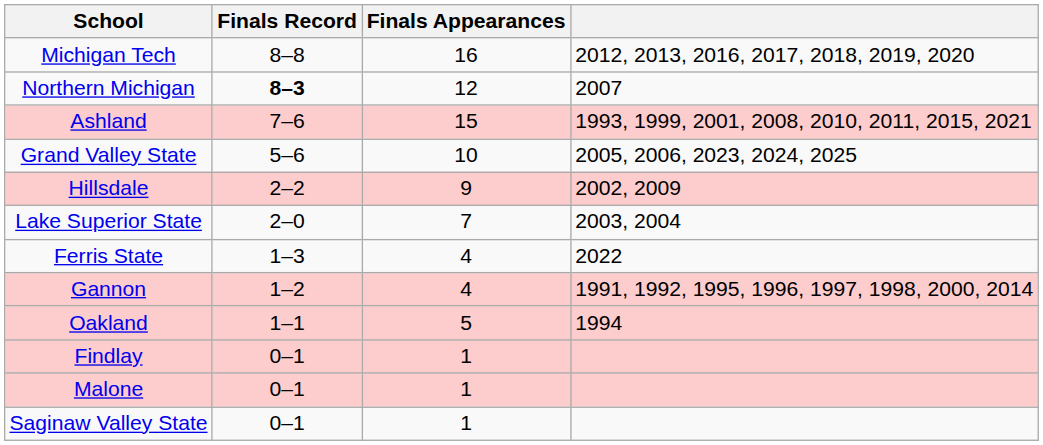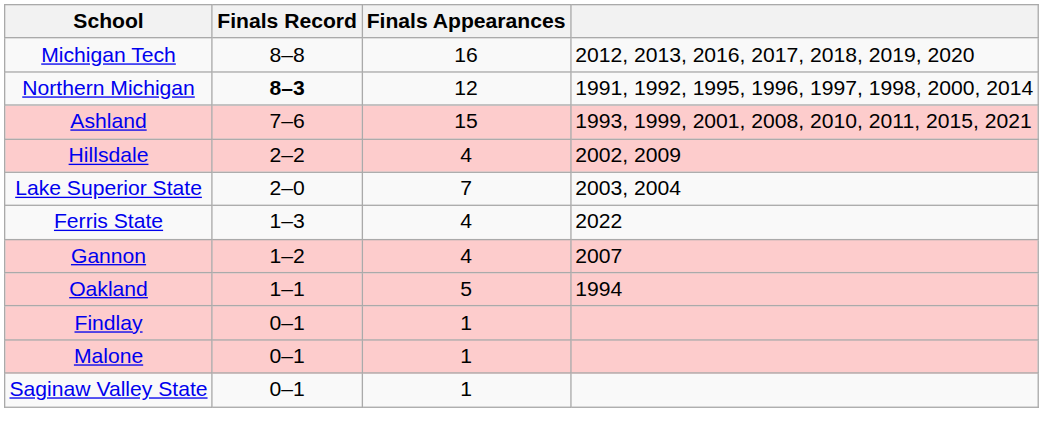(599, 88) 2007 -> (804, 88) 1991, 1992, 1995, 1996, 1997, 1998, 2000, 2014
- row: (109, 155)
(466, 188) 9 -> (466, 155) 4
(804, 289) 1991, 1992, 1995, 1996, 1997, 1998, 2000, 2014 -> (599, 255) 2007
